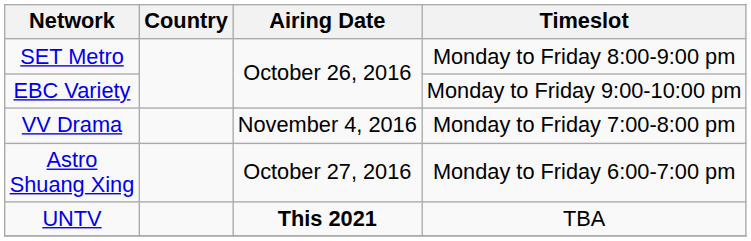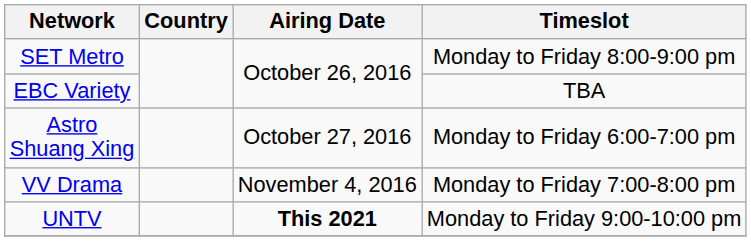(584, 90) Monday to Friday 9:00-10:00 pm -> (584, 90) TBA
rows swapped: (72, 172) <-> (72, 125)
(584, 218) TBA -> (584, 218) Monday to Friday 9:00-10:00 pm
